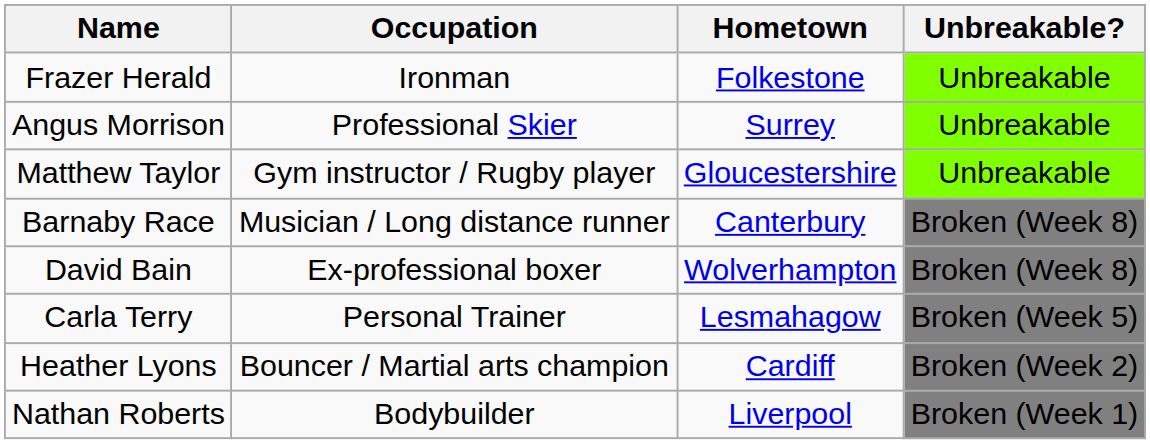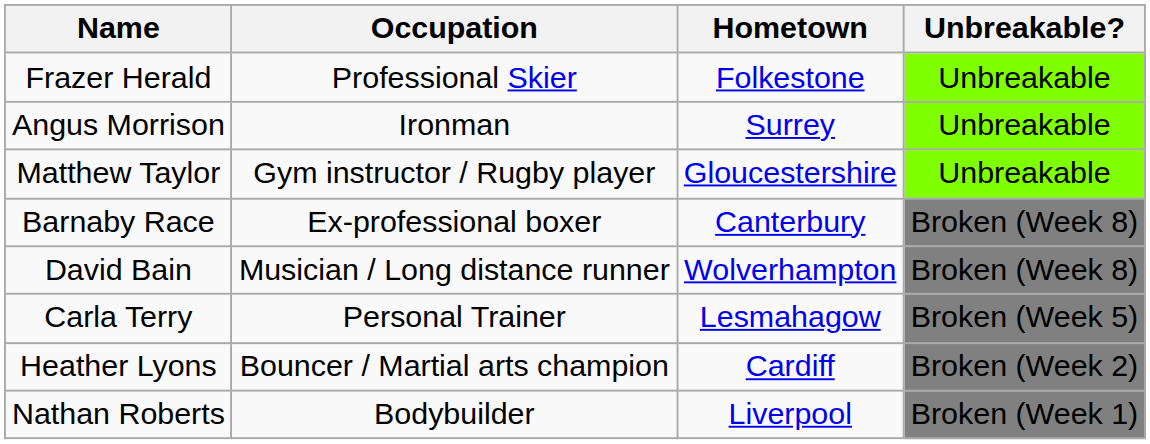(454, 76) Ironman -> (454, 76) Professional Skier
(454, 125) Professional Skier -> (454, 125) Ironman
(454, 221) Musician / Long distance runner -> (454, 221) Ex-professional boxer
(454, 269) Ex-professional boxer -> (454, 269) Musician / Long distance runner
